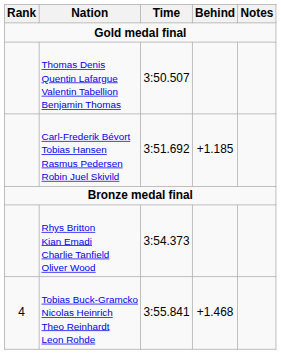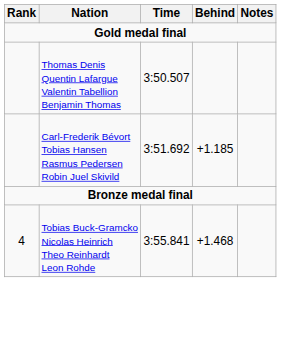- row: (75, 248)
